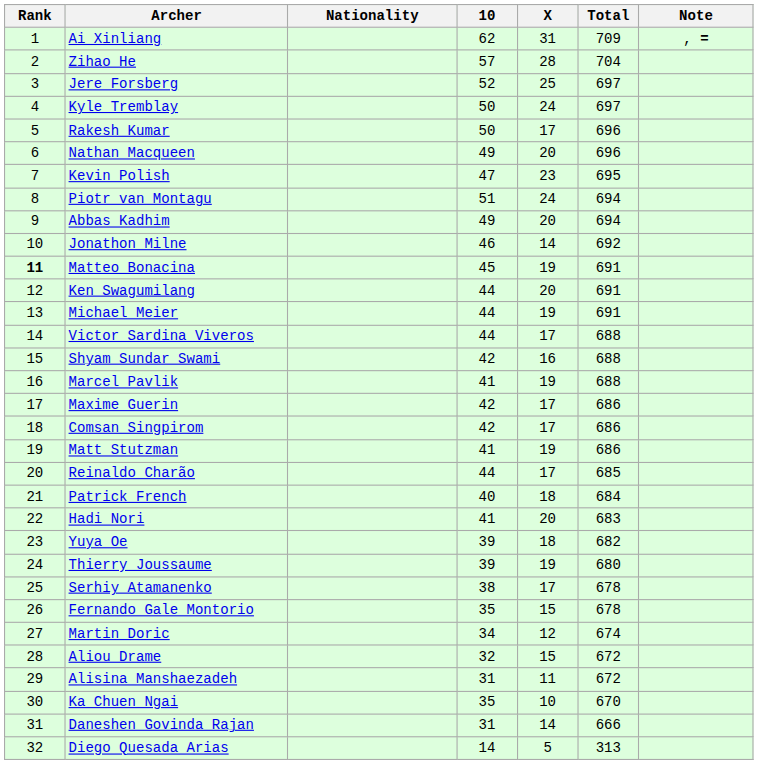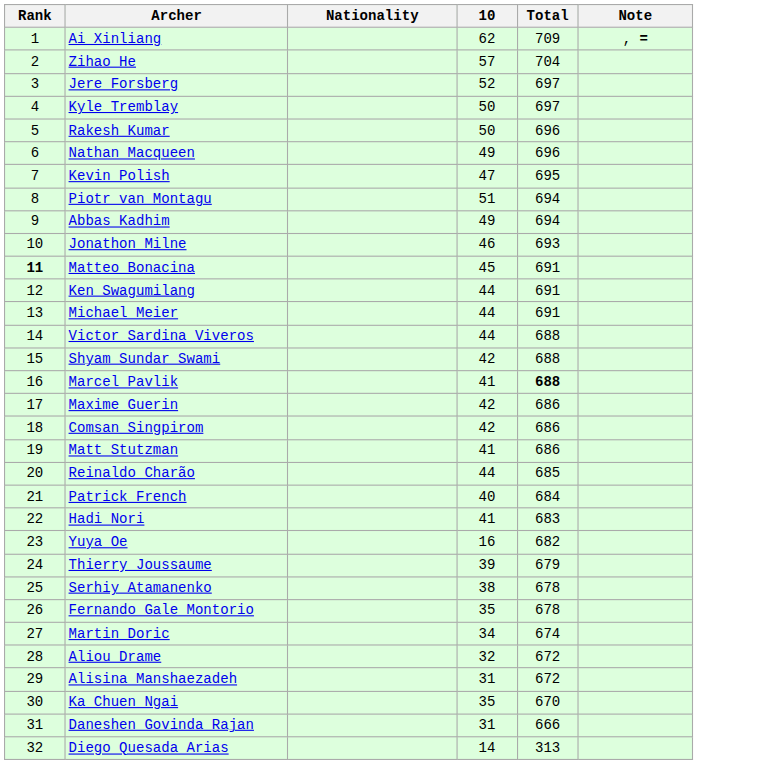- column: (548, 16)
(608, 245) 692 -> (548, 245) 693
(608, 382) normal -> (548, 382) bold
(487, 542) 39 -> (487, 542) 16
(608, 565) 680 -> (548, 565) 679
